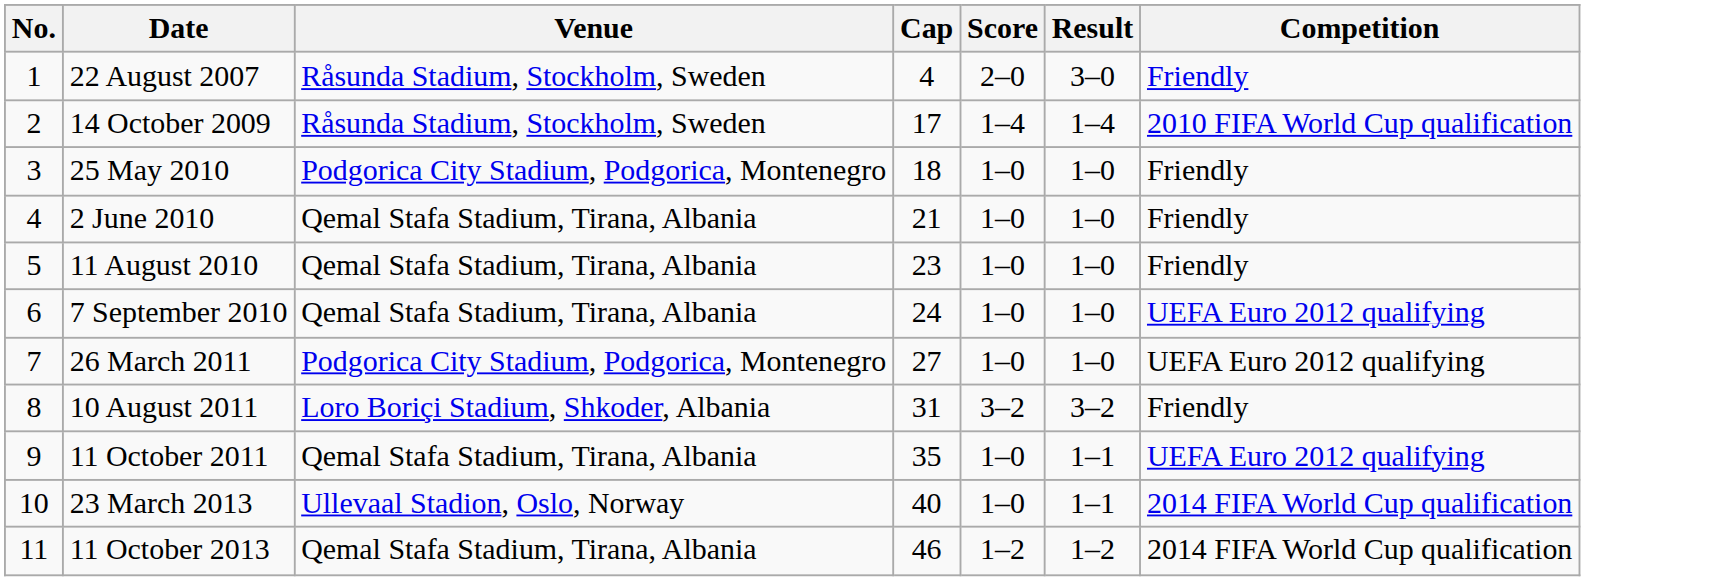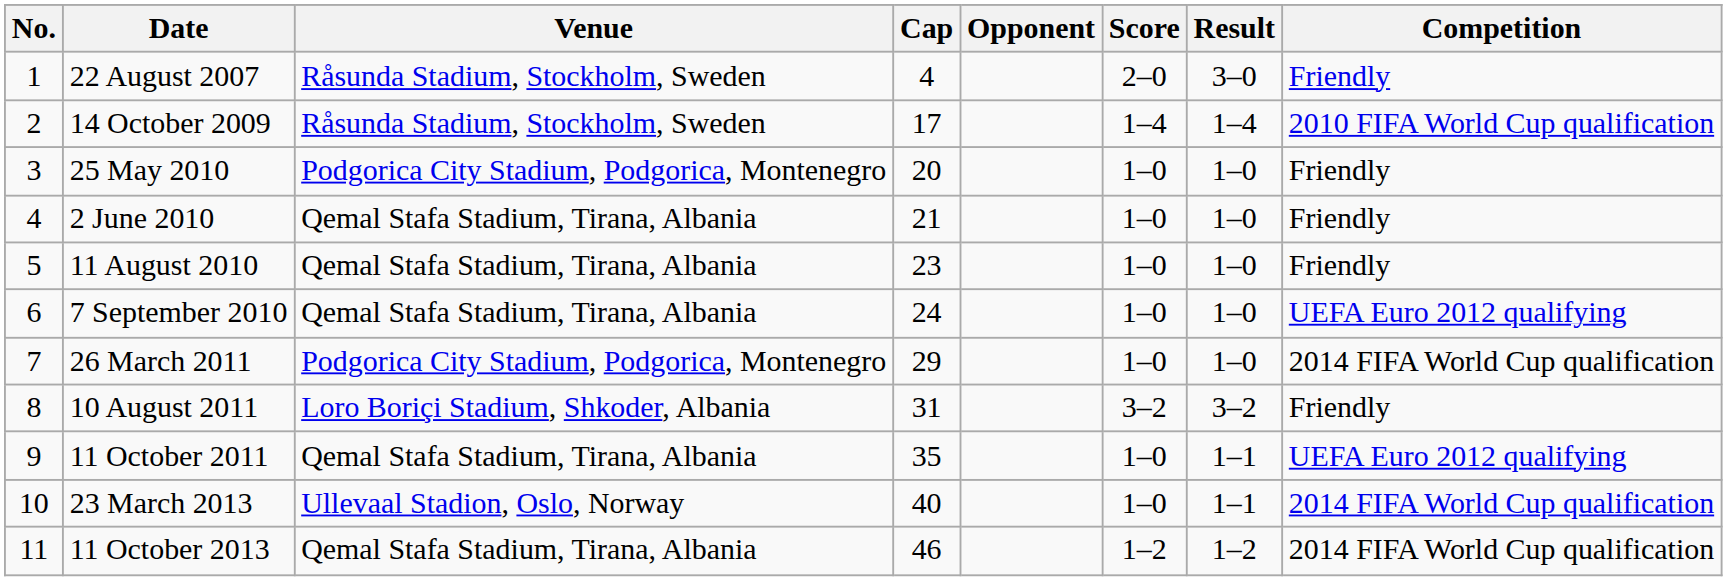+ column: (1031, 28)
(927, 170) 18 -> (927, 170) 20
(927, 360) 27 -> (927, 360) 29
(1316, 360) UEFA Euro 2012 qualifying -> (1501, 360) 2014 FIFA World Cup qualification
